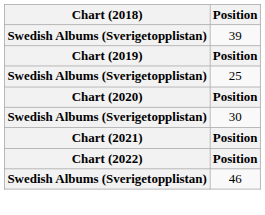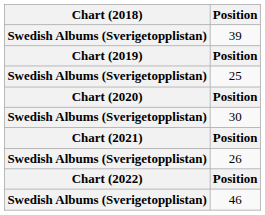+ row: (235, 158)
